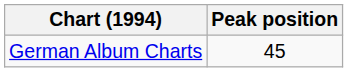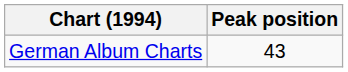(275, 50) 45 -> (275, 50) 43
